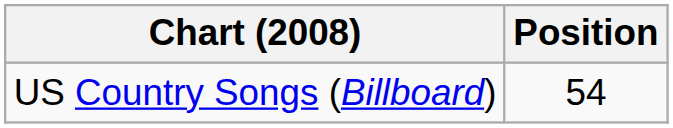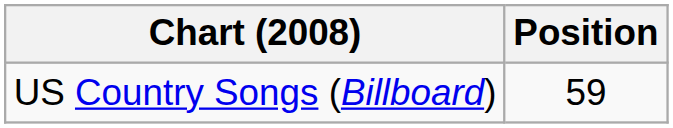(586, 92) 54 -> (586, 92) 59
